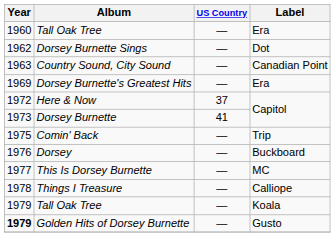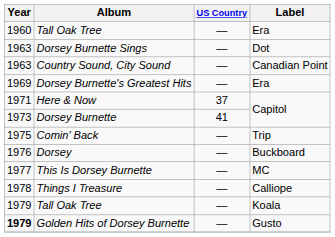(19, 48) 1962 -> (19, 48) 1963
(19, 100) 1972 -> (19, 100) 1971
